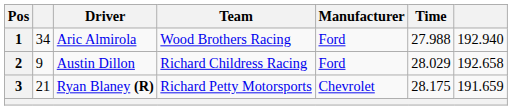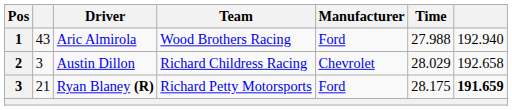(43, 40) 34 -> (43, 40) 43
(39, 63) 9 -> (39, 63) 3
(332, 63) Ford -> (347, 63) Chevrolet
(347, 87) Chevrolet -> (332, 87) Ford
(480, 87) normal -> (480, 87) bold
